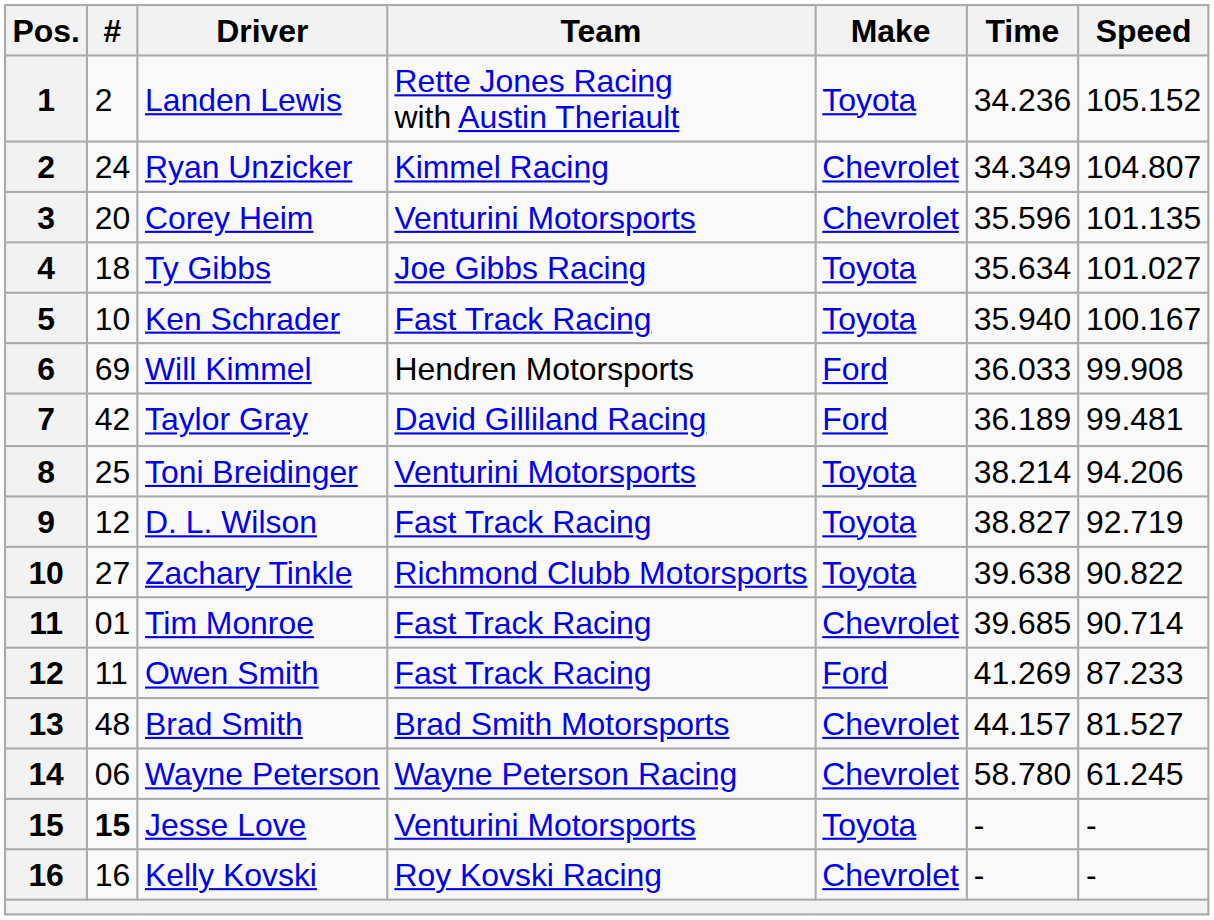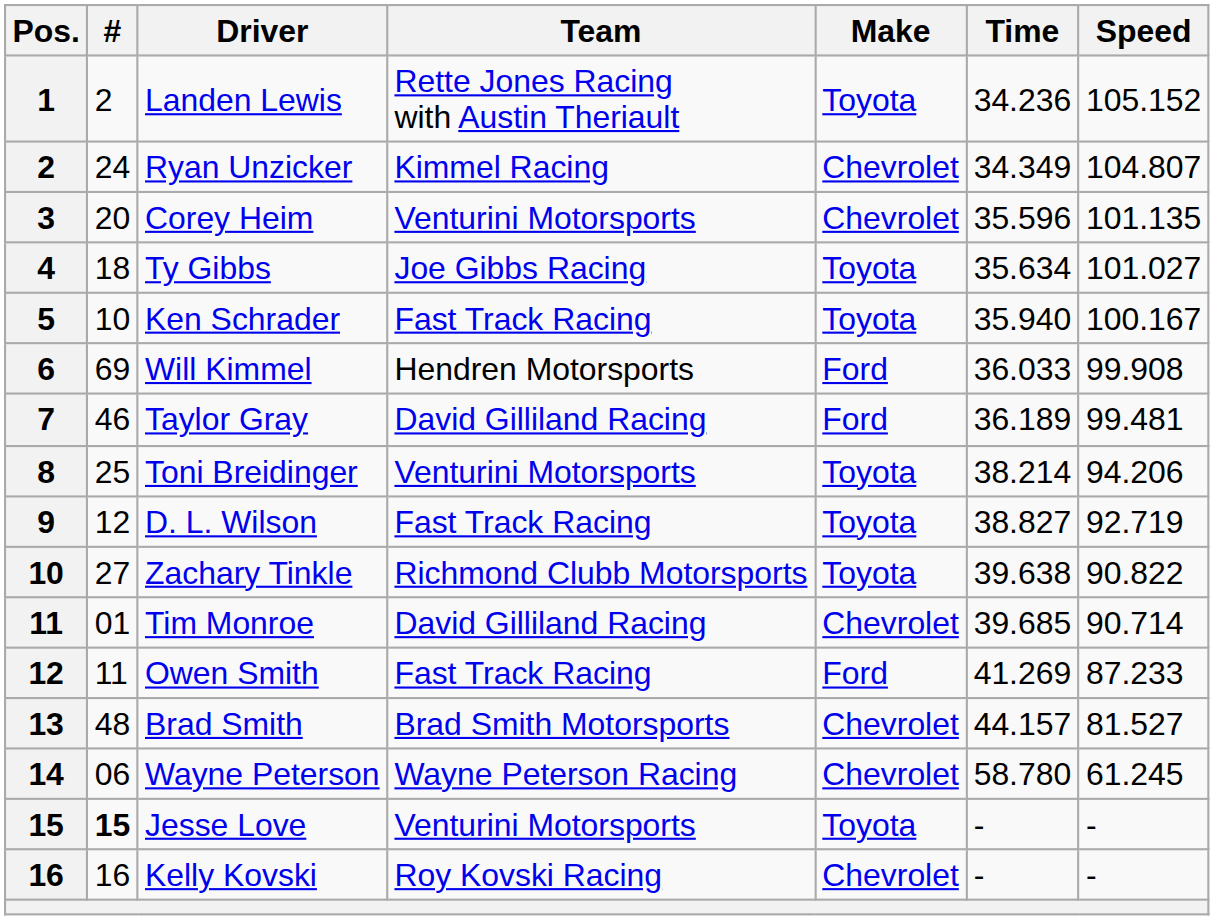(112, 420) 42 -> (112, 420) 46
(523, 622) Fast Track Racing -> (550, 622) David Gilliland Racing
